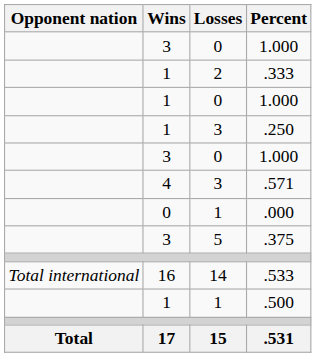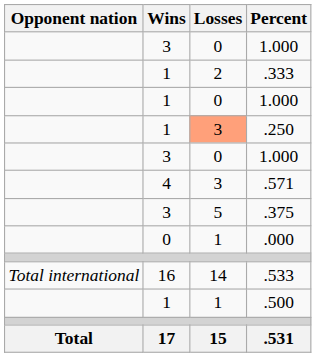(218, 128) no background -> (218, 128) lightsalmon background
rows swapped: (166, 211) <-> (166, 239)
